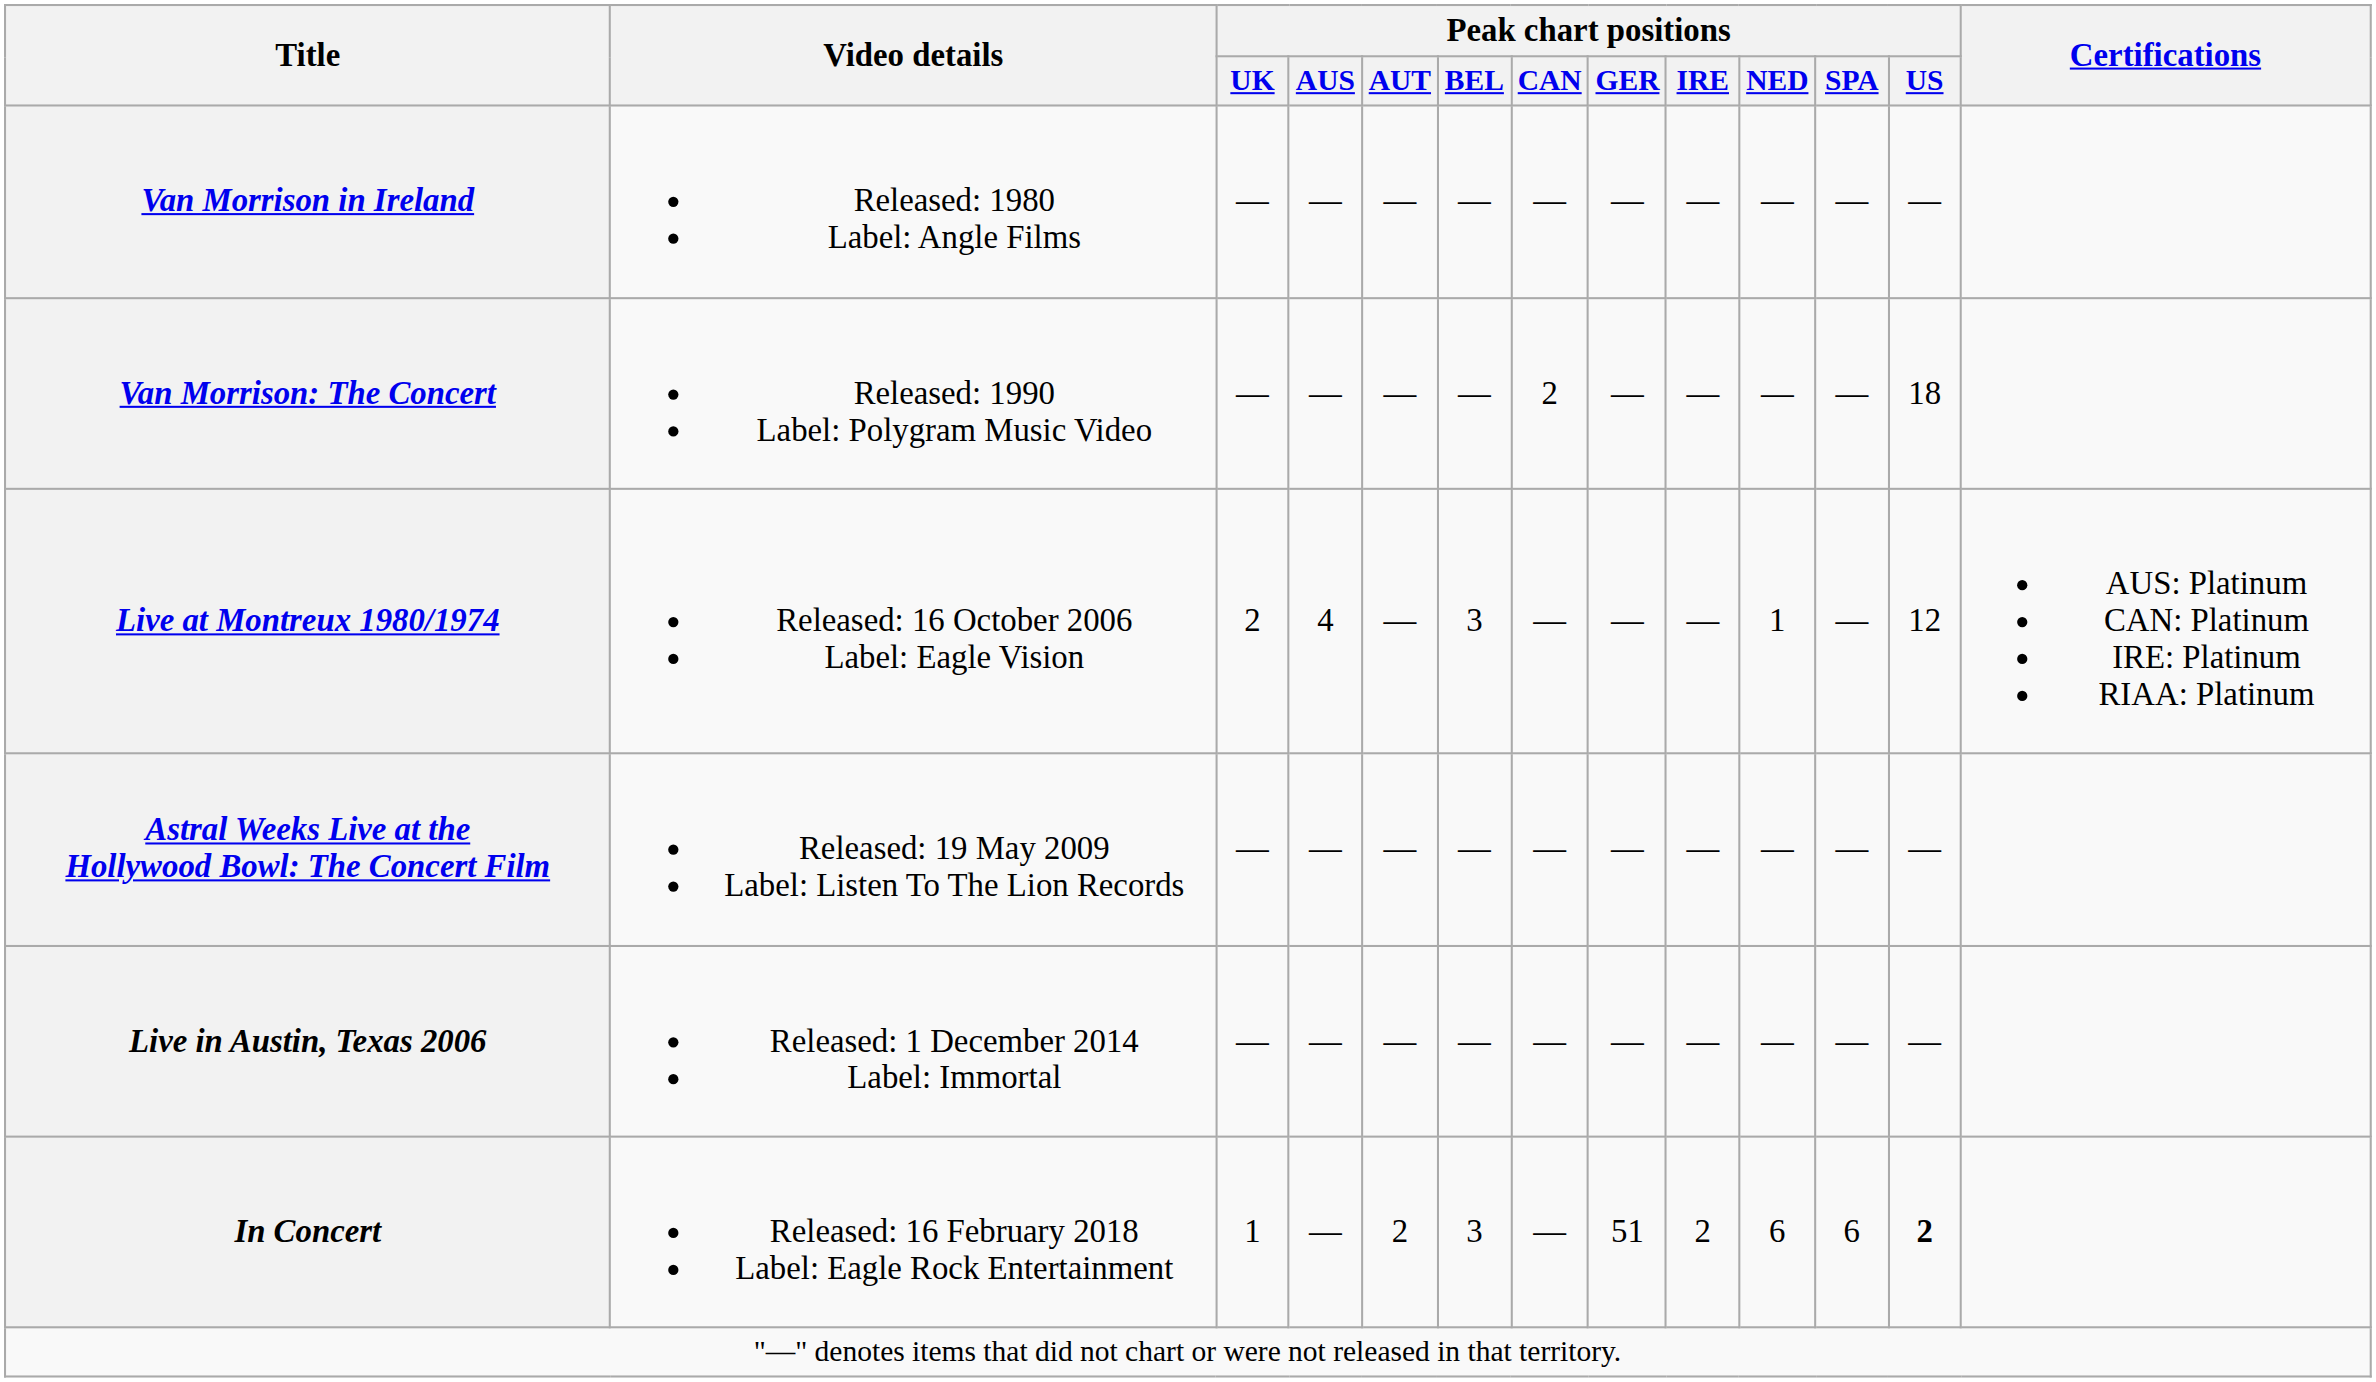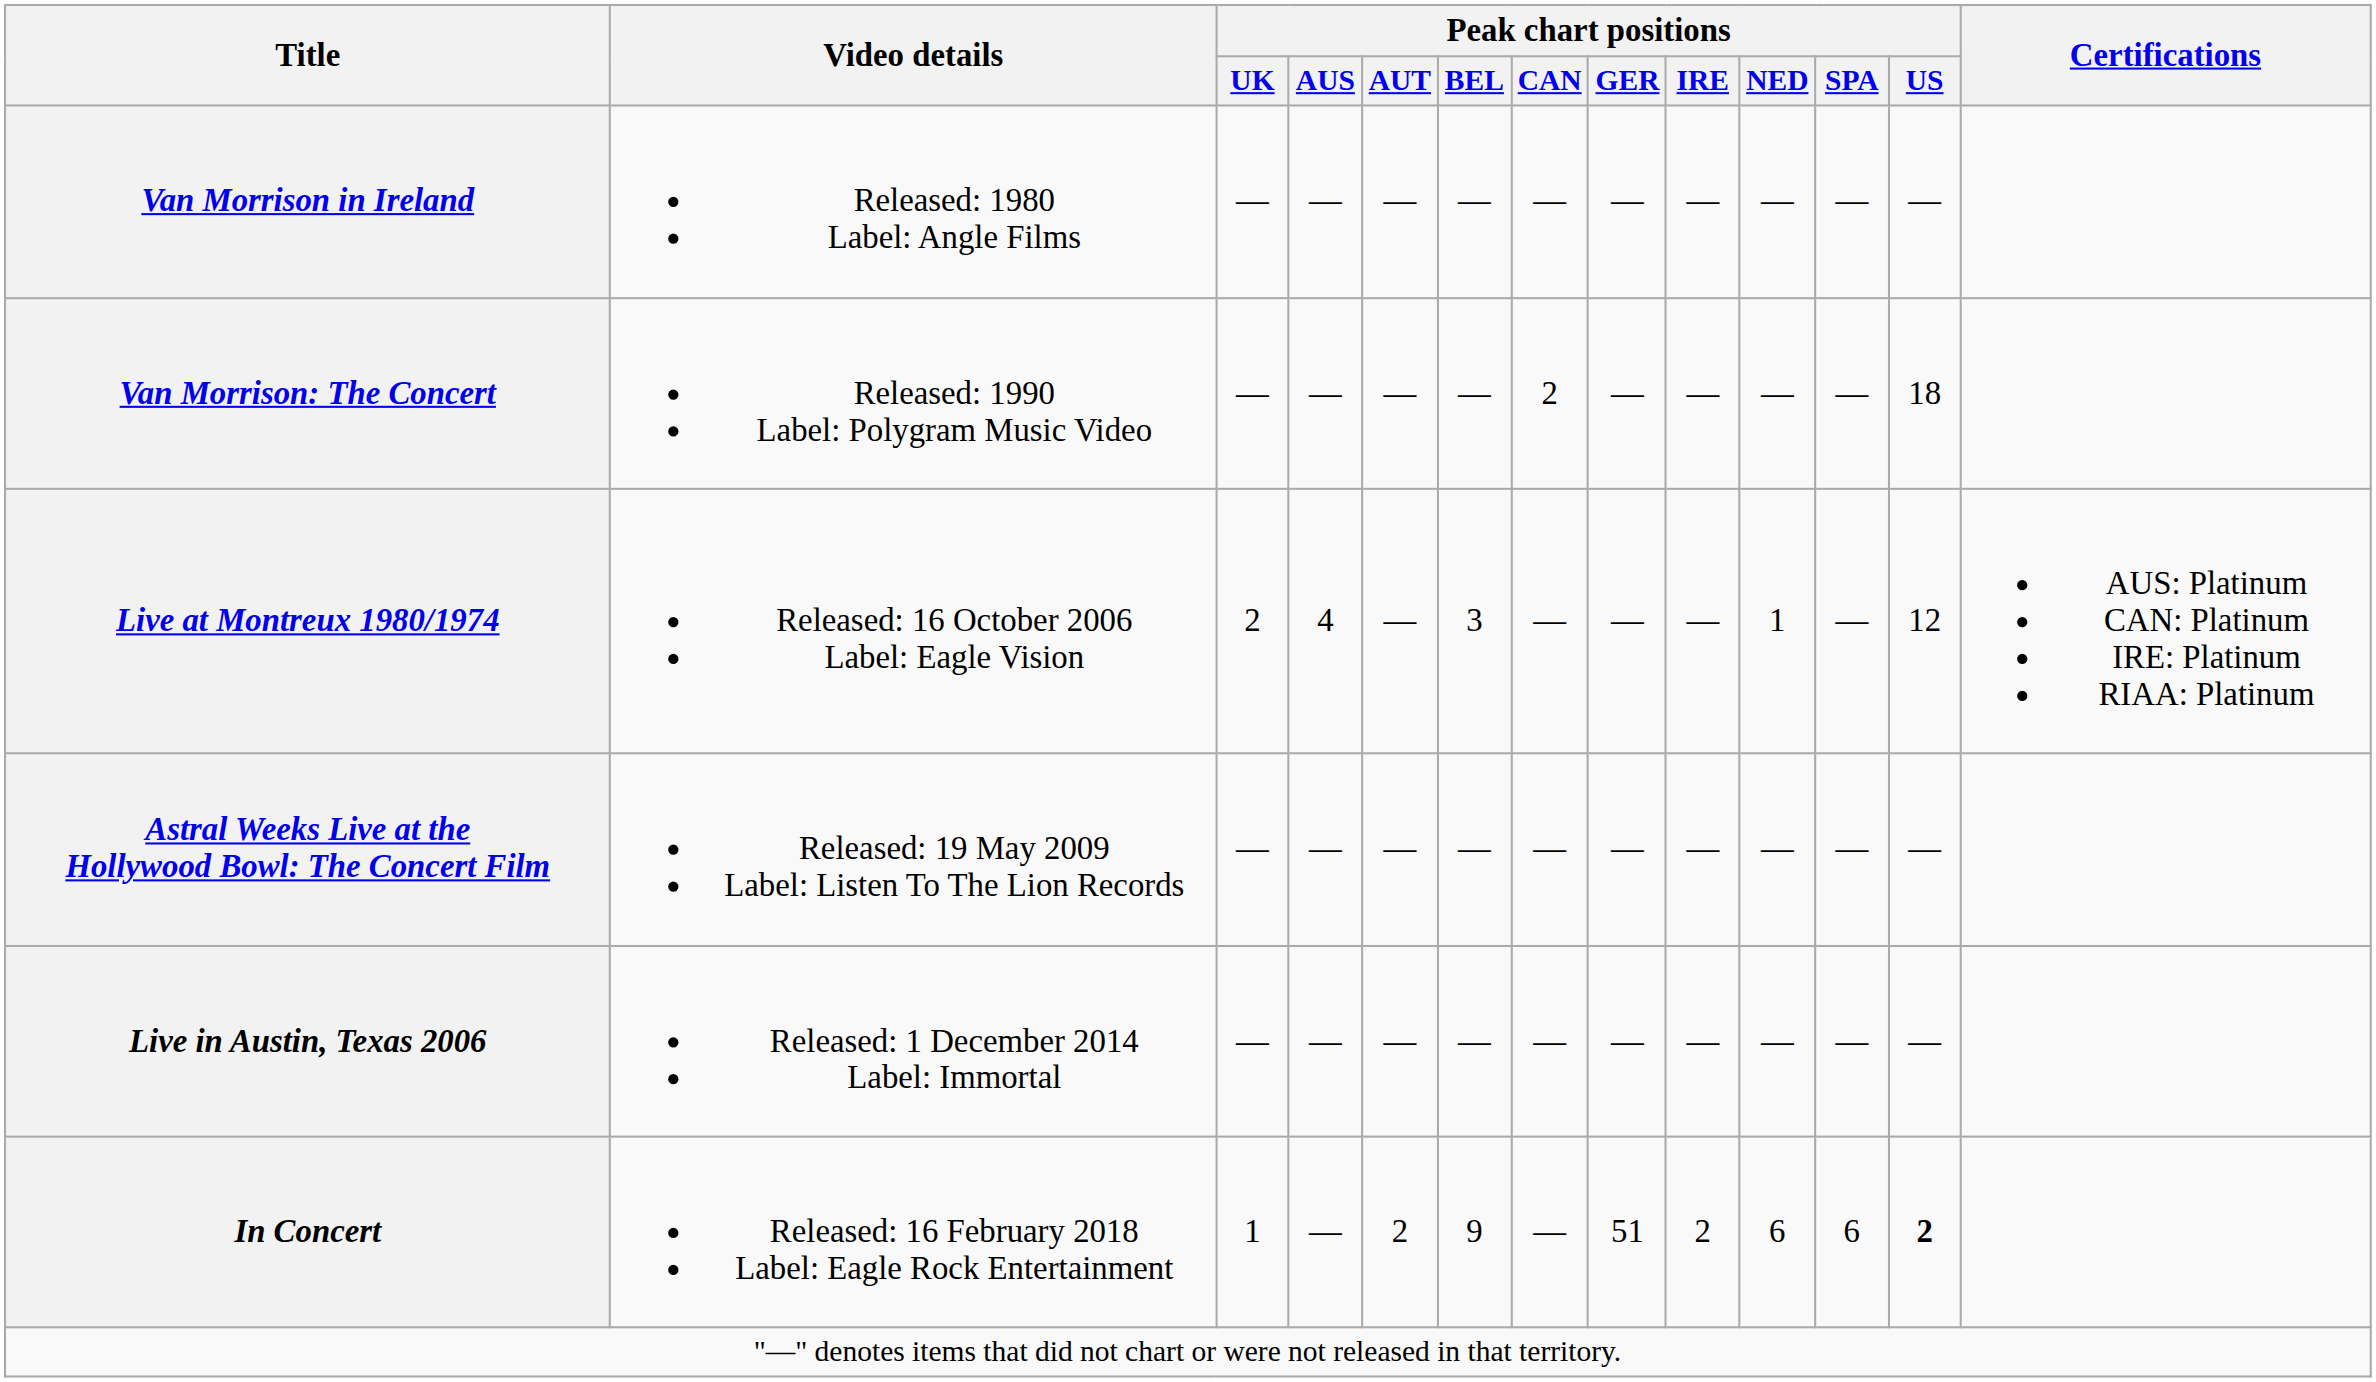(1474, 1231) 3 -> (1474, 1231) 9
